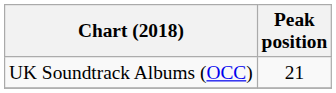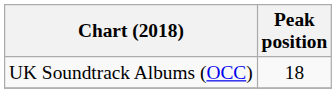(294, 72) 21 -> (294, 72) 18
